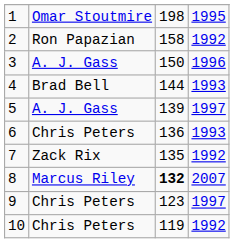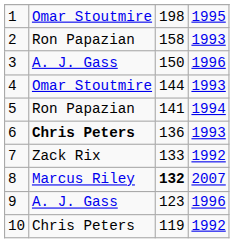(209, 40) 1992 -> (209, 40) 1993
(71, 86) Brad Bell -> (92, 86) Omar Stoutmire
(75, 109) A. J. Gass -> (83, 109) Ron Papazian
(172, 109) 139 -> (172, 109) 141
(209, 109) 1997 -> (209, 109) 1994
(83, 133) normal -> (83, 133) bold
(172, 156) 135 -> (172, 156) 133
(83, 203) Chris Peters -> (75, 203) A. J. Gass
(209, 203) 1997 -> (209, 203) 1996
